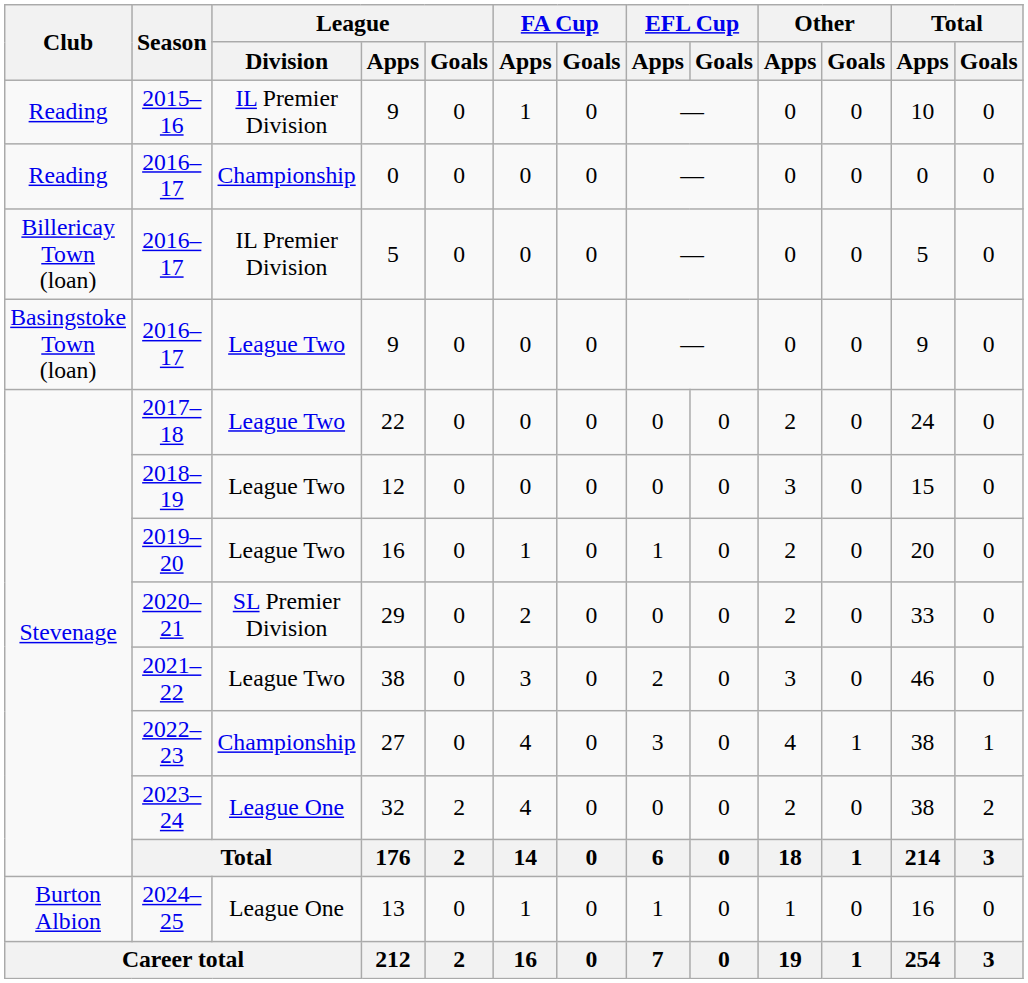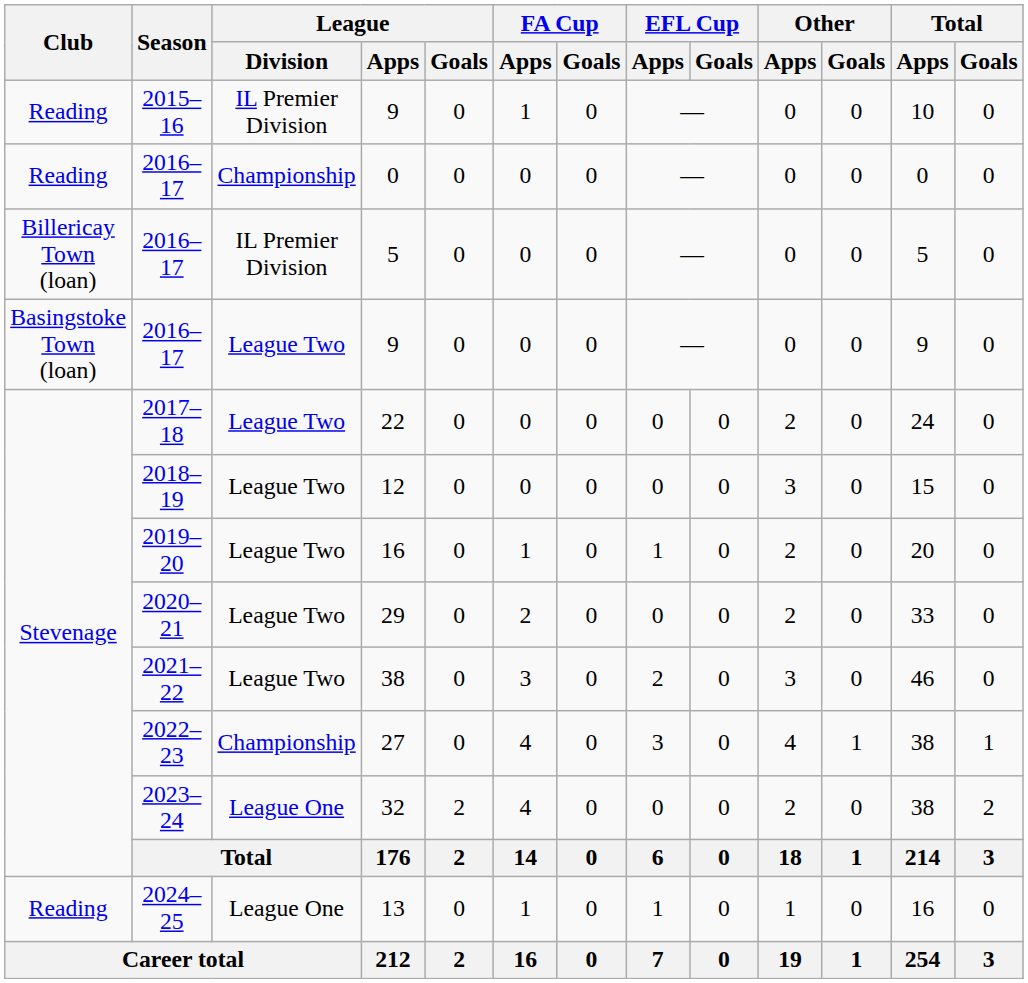(287, 614) SL Premier Division -> (287, 614) League Two
(68, 908) Burton Albion -> (68, 908) Reading
